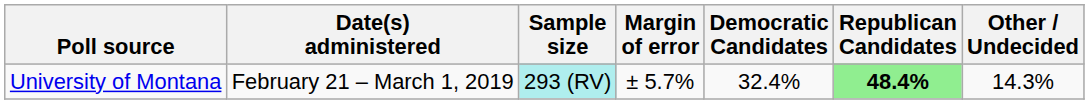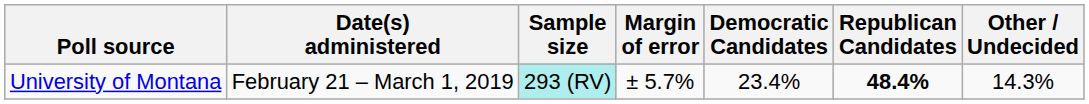(769, 81) 32.4% -> (769, 81) 23.4%
(898, 81) lightgreen background -> (898, 81) no background
